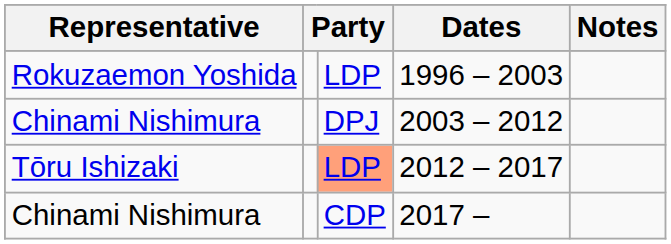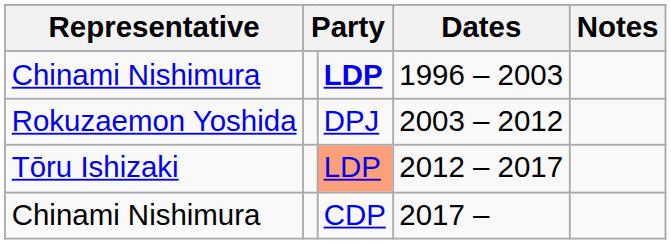(154, 74) Rokuzaemon Yoshida -> (136, 74) Chinami Nishimura
(352, 74) normal -> (353, 74) bold
(136, 121) Chinami Nishimura -> (154, 121) Rokuzaemon Yoshida
